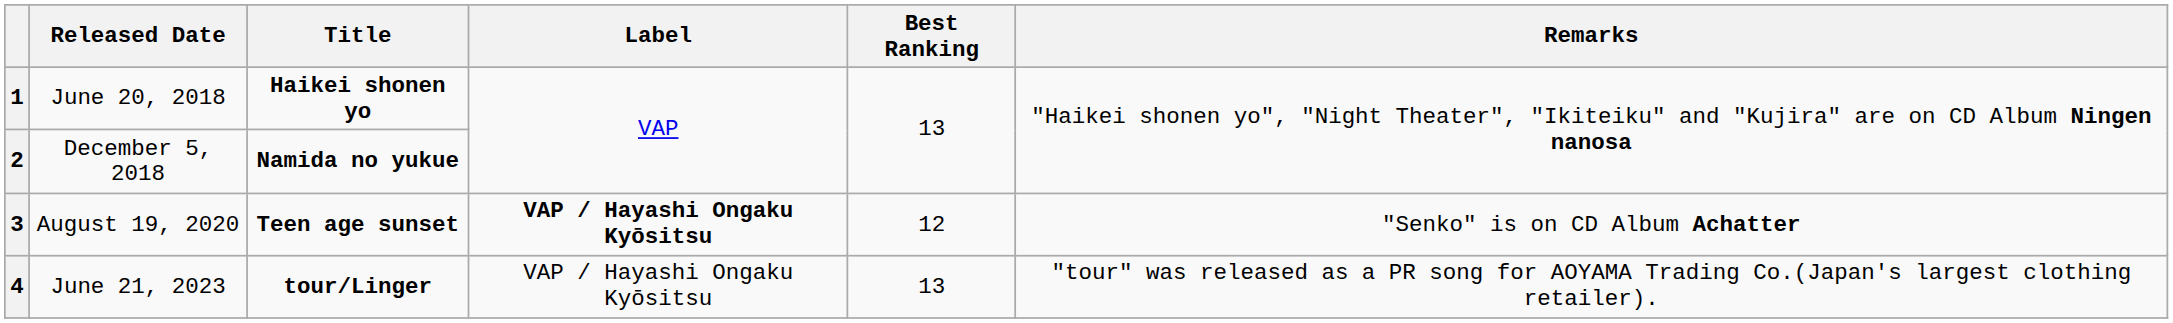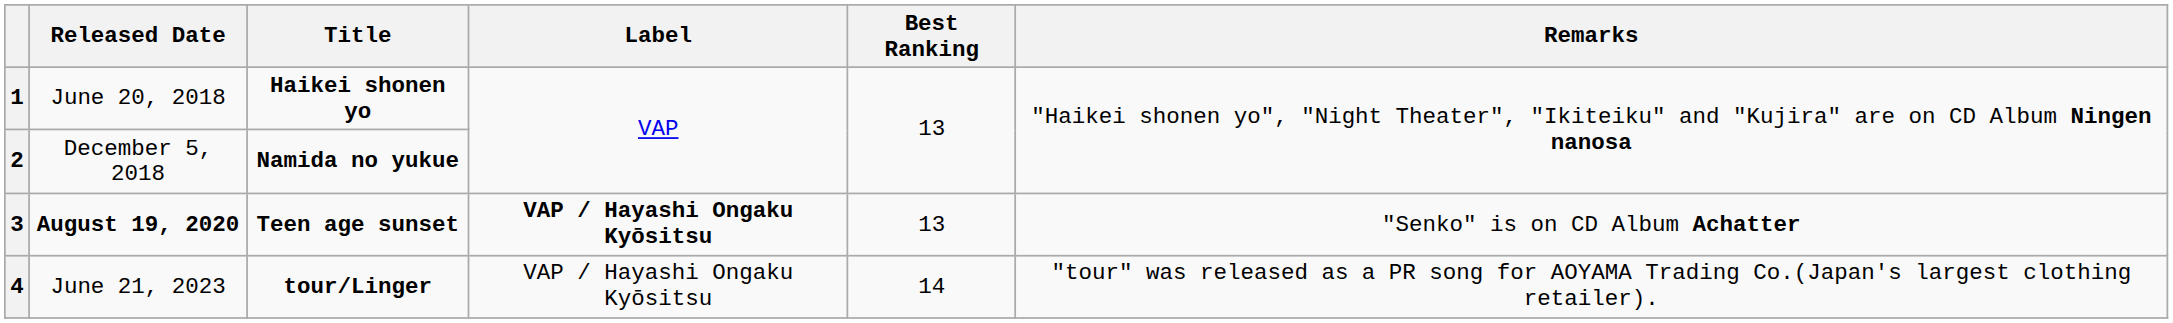(138, 224) normal -> (138, 224) bold
(932, 224) 12 -> (932, 224) 13
(932, 287) 13 -> (932, 287) 14
